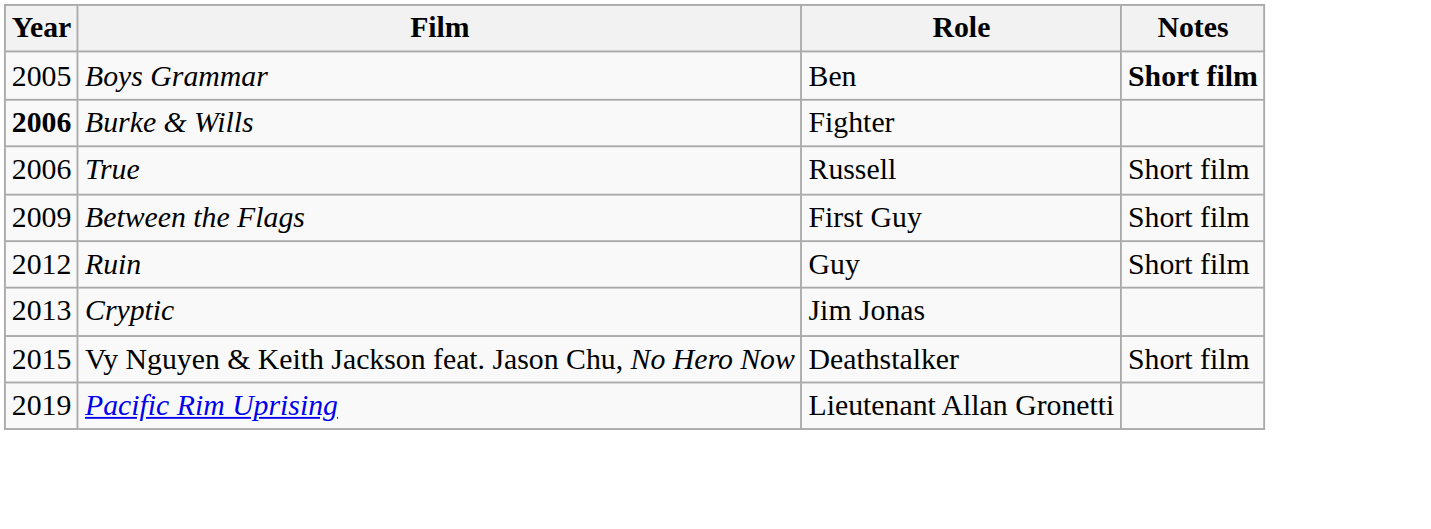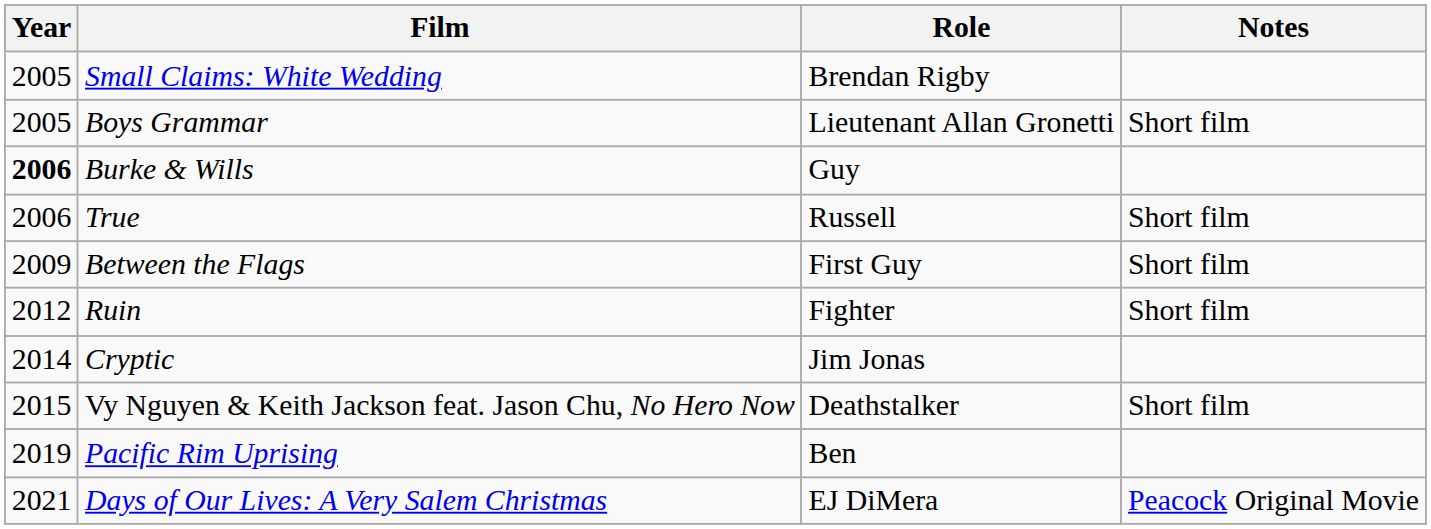+ row: (263, 75)
(833, 75) Ben -> (961, 122) Lieutenant Allan Gronetti
(1193, 75) bold -> (1189, 122) normal
(852, 122) Fighter -> (834, 169) Guy
(834, 264) Guy -> (852, 311) Fighter
(42, 311) 2013 -> (42, 358) 2014
(961, 405) Lieutenant Allan Gronetti -> (833, 452) Ben
+ row: (346, 500)
